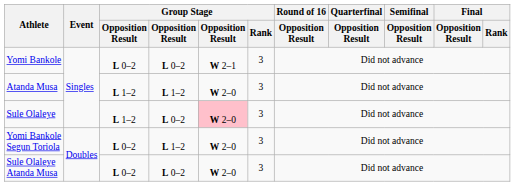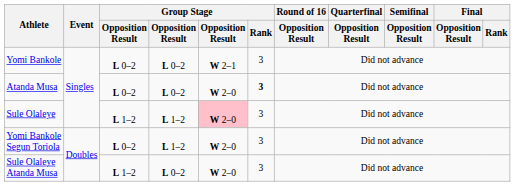(124, 93) L 1–2 -> (124, 93) L 0–2
(174, 93) L 1–2 -> (174, 93) L 0–2
(261, 87) normal -> (261, 87) bold
(174, 120) L 0–2 -> (174, 120) L 1–2
(124, 174) L 0–2 -> (124, 174) L 1–2
